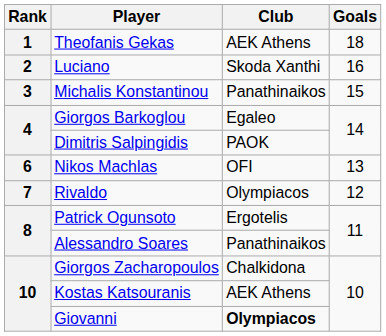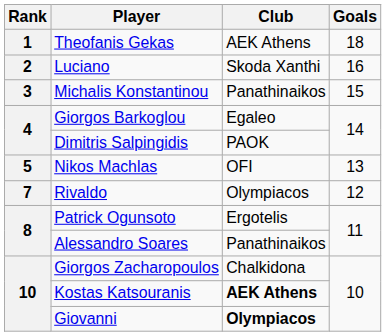(28, 167) 6 -> (28, 167) 5
(268, 293) normal -> (272, 293) bold
